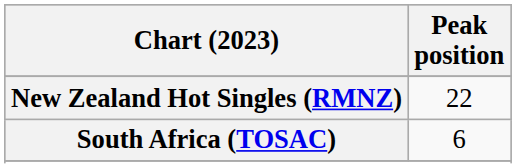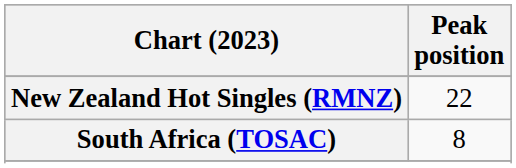(459, 139) 6 -> (459, 139) 8
